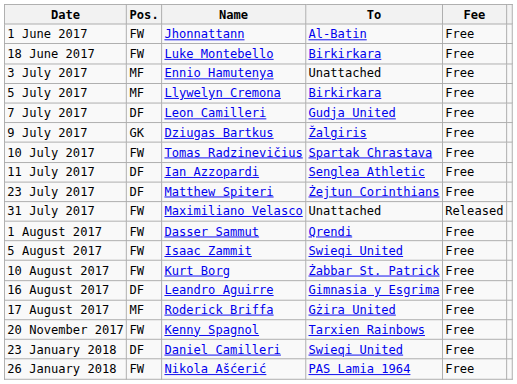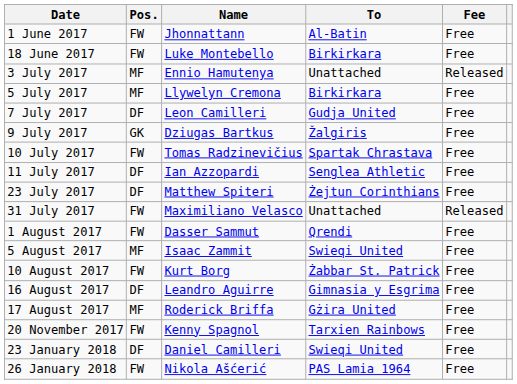(460, 73) Free -> (474, 73) Released
(137, 251) FW -> (137, 251) MF
